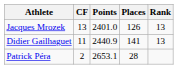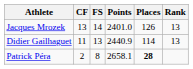+ column: (98, 12)
(134, 42) 141 -> (148, 42) 114
(105, 57) 2653.1 -> (120, 57) 2658.1
(134, 57) normal -> (148, 57) bold
